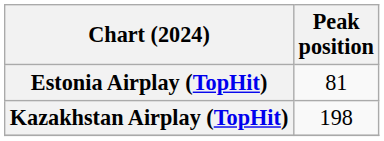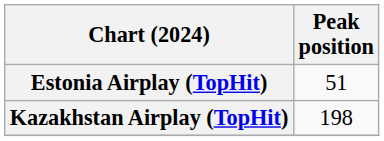(336, 82) 81 -> (336, 82) 51
